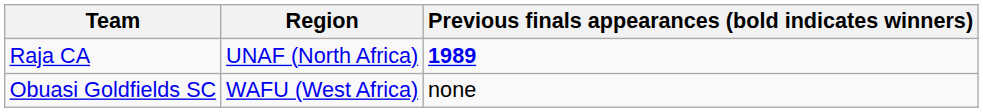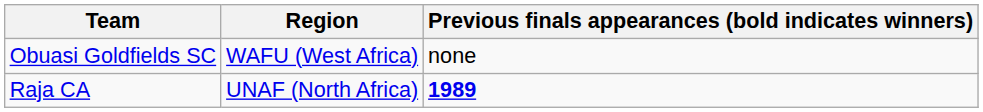rows swapped: (113, 90) <-> (50, 55)
